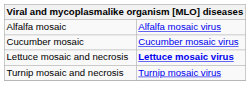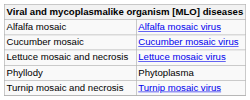(186, 57) bold -> (182, 57) normal
+ row: (25, 73)
